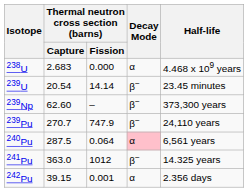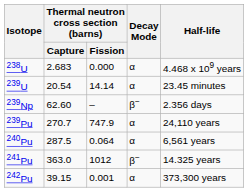(135, 85) β− -> (132, 85) α
(195, 104) 373,300 years -> (187, 104) 2.356 days
(135, 122) β− -> (132, 122) α
(132, 141) pink background -> (132, 141) no background
(187, 177) 2.356 days -> (195, 177) 373,300 years
